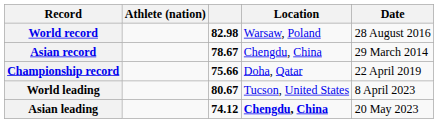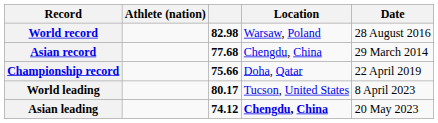(225, 52) 78.67 -> (225, 52) 77.68
(225, 90) 80.67 -> (225, 90) 80.17
